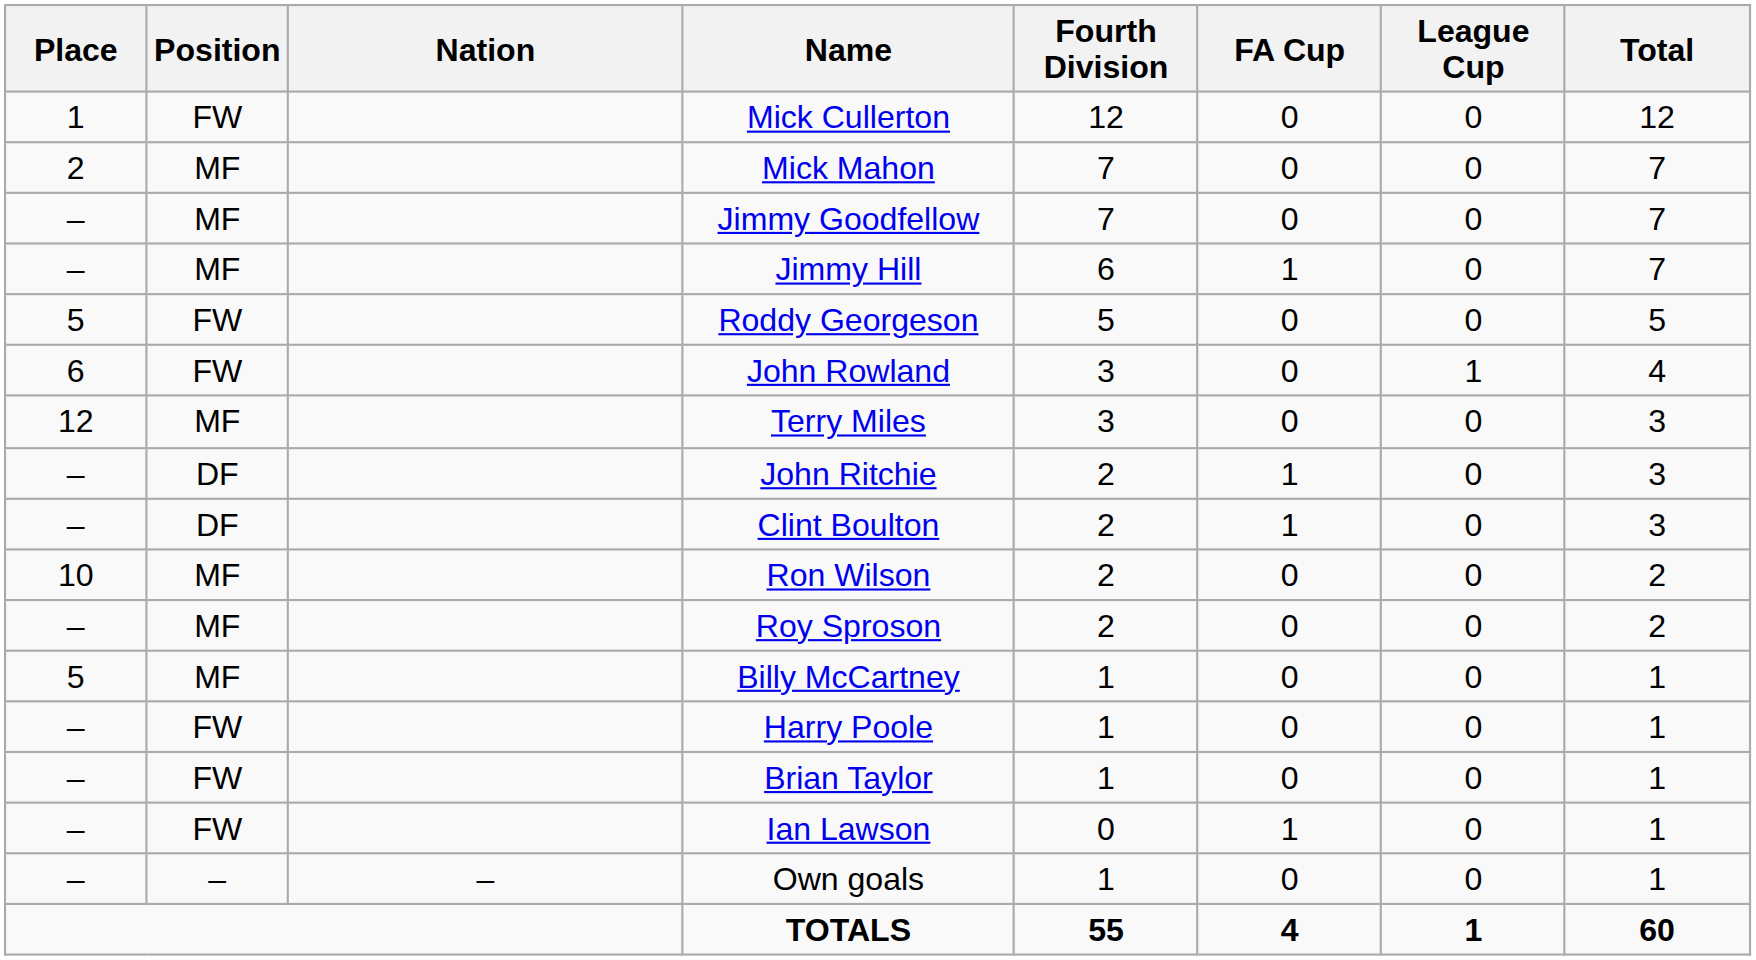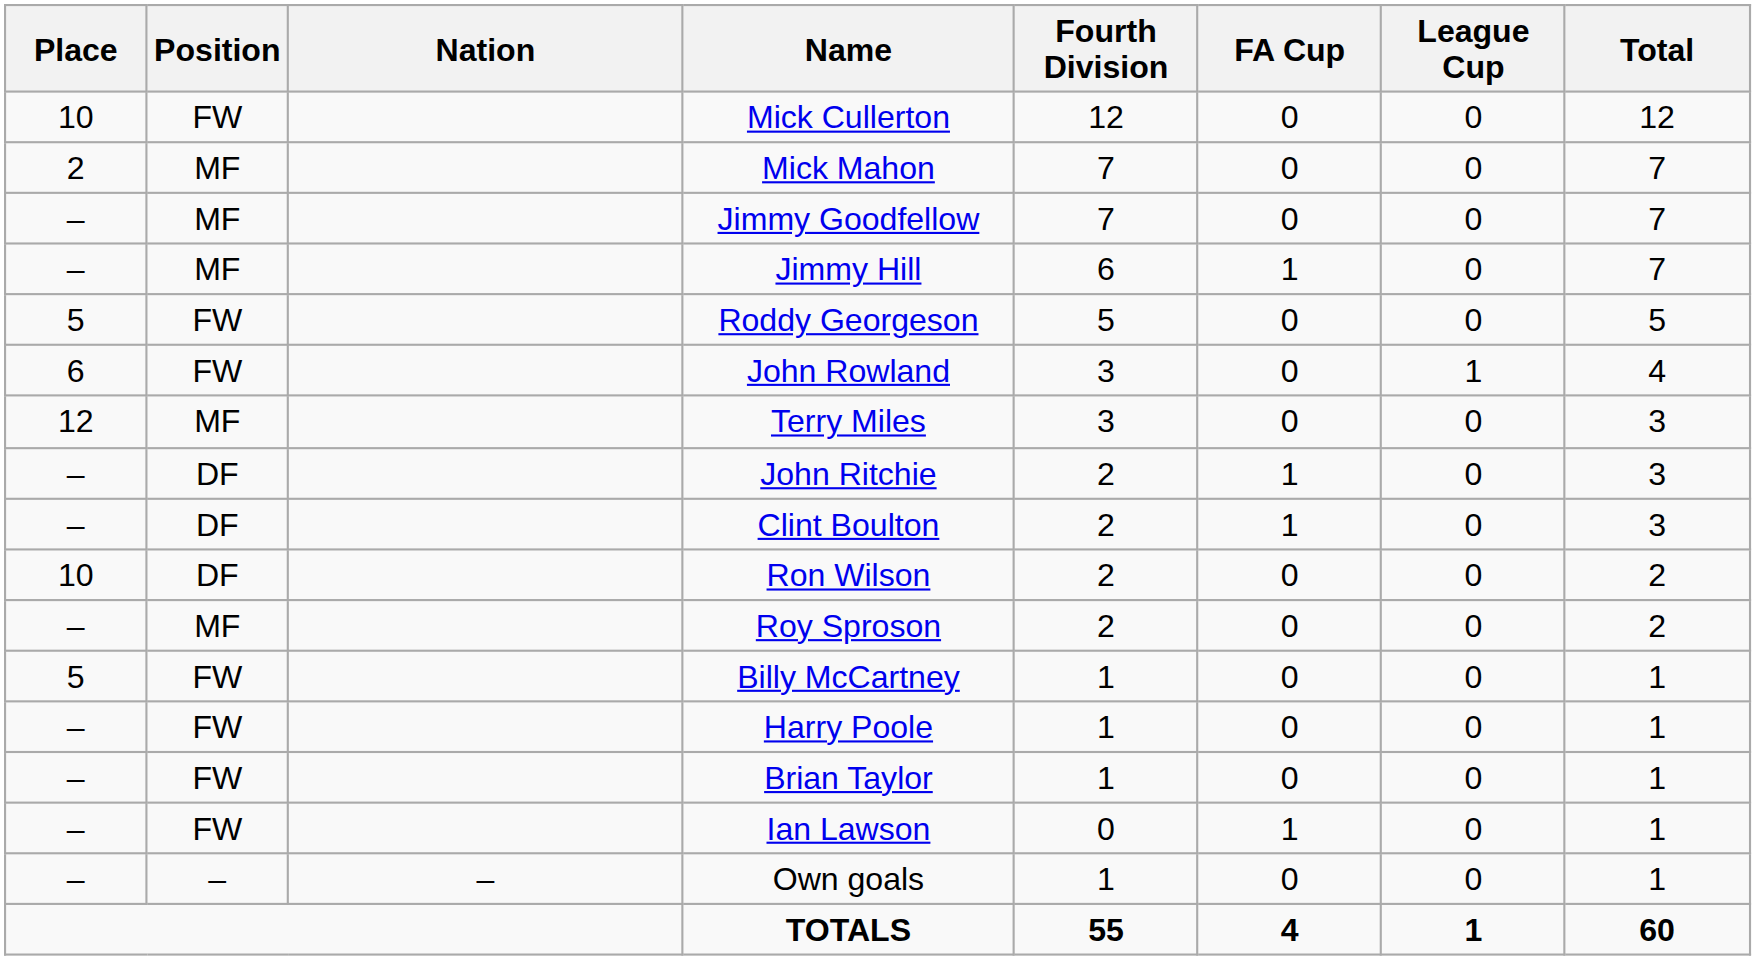(76, 117) 1 -> (76, 117) 10
(217, 574) MF -> (217, 574) DF
(217, 676) MF -> (217, 676) FW
